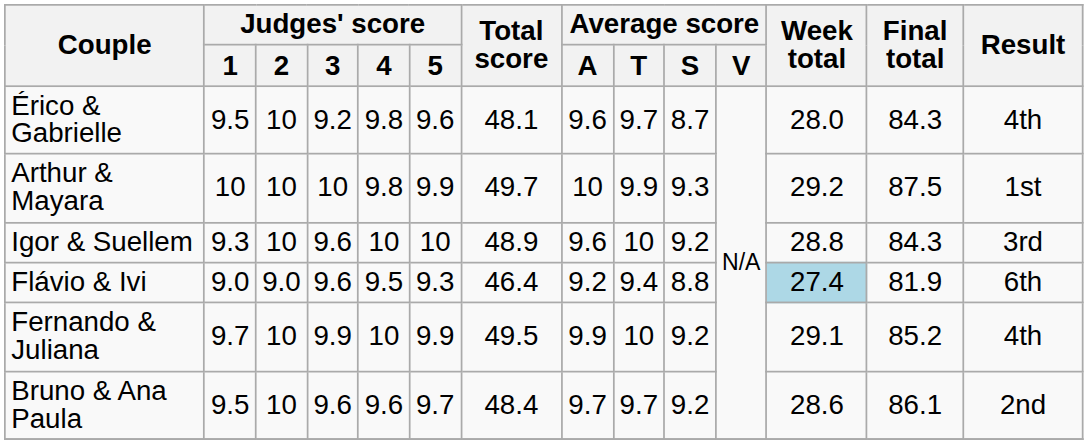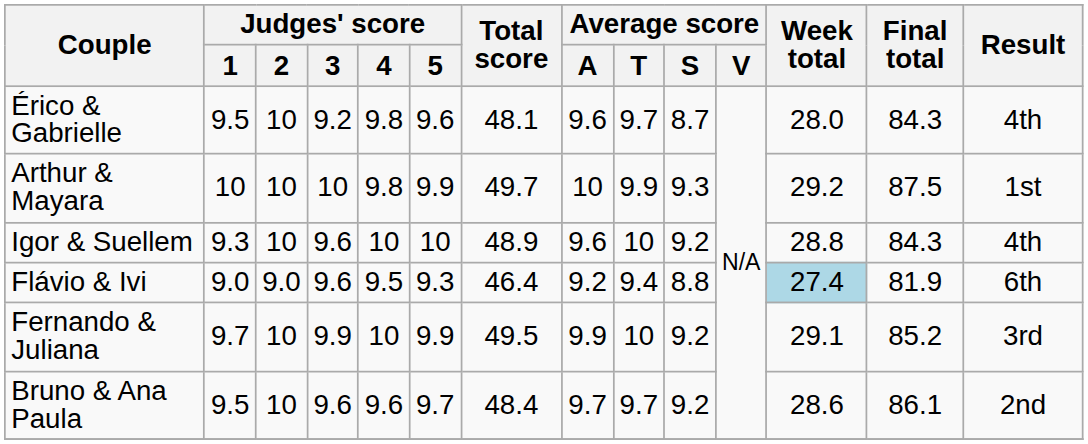(1023, 241) 3rd -> (1023, 241) 4th
(1023, 336) 4th -> (1023, 336) 3rd
